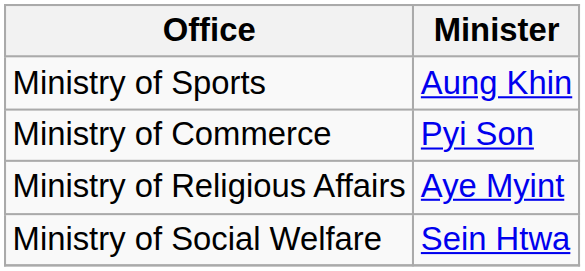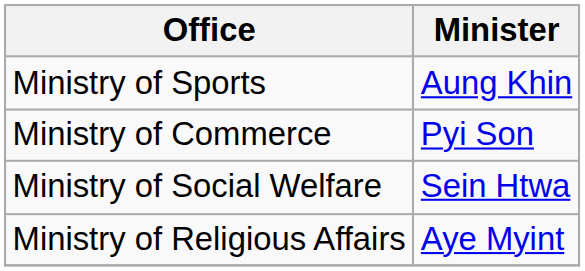rows swapped: (197, 238) <-> (209, 186)
